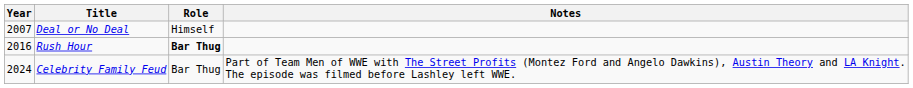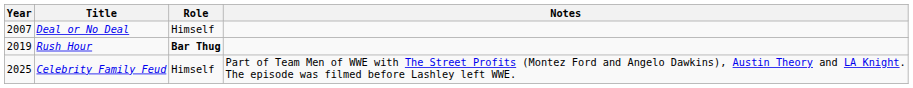(19, 46) 2016 -> (19, 46) 2019
(19, 69) 2024 -> (19, 69) 2025
(196, 69) Bar Thug -> (193, 69) Himself
